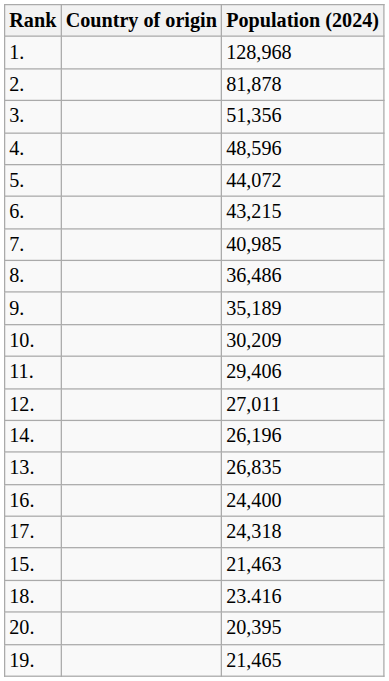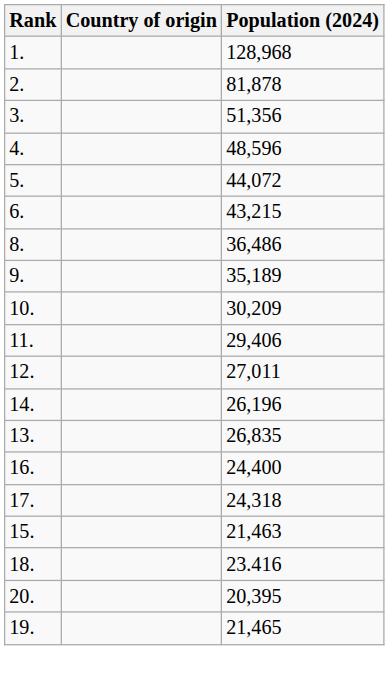- row: (17, 244)
